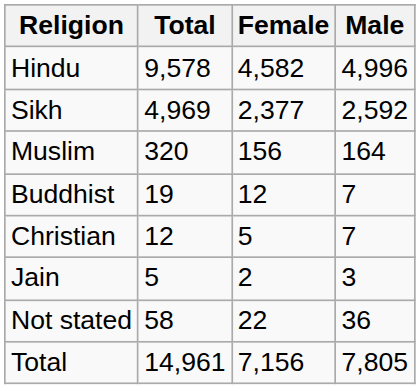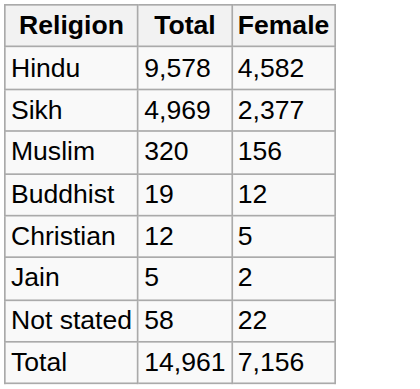- column: (375, 25)
